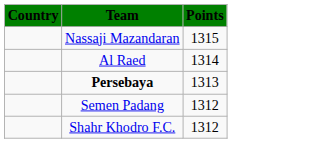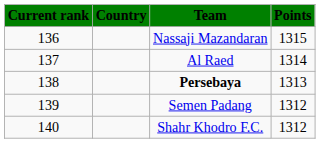+ column: (48, 15)
